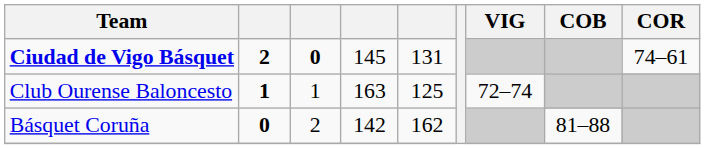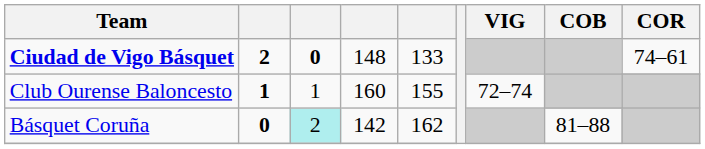(370, 56) 145 -> (370, 56) 148
(427, 56) 131 -> (427, 56) 133
(370, 90) 163 -> (370, 90) 160
(427, 90) 125 -> (427, 90) 155
(315, 125) no background -> (315, 125) paleturquoise background
